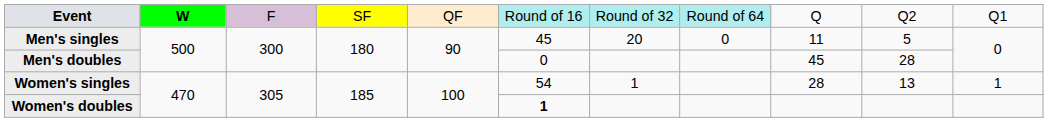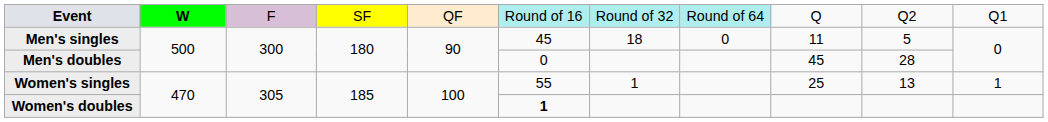(634, 39) 20 -> (634, 39) 18
(544, 84) 54 -> (544, 84) 55
(816, 84) 28 -> (816, 84) 25
